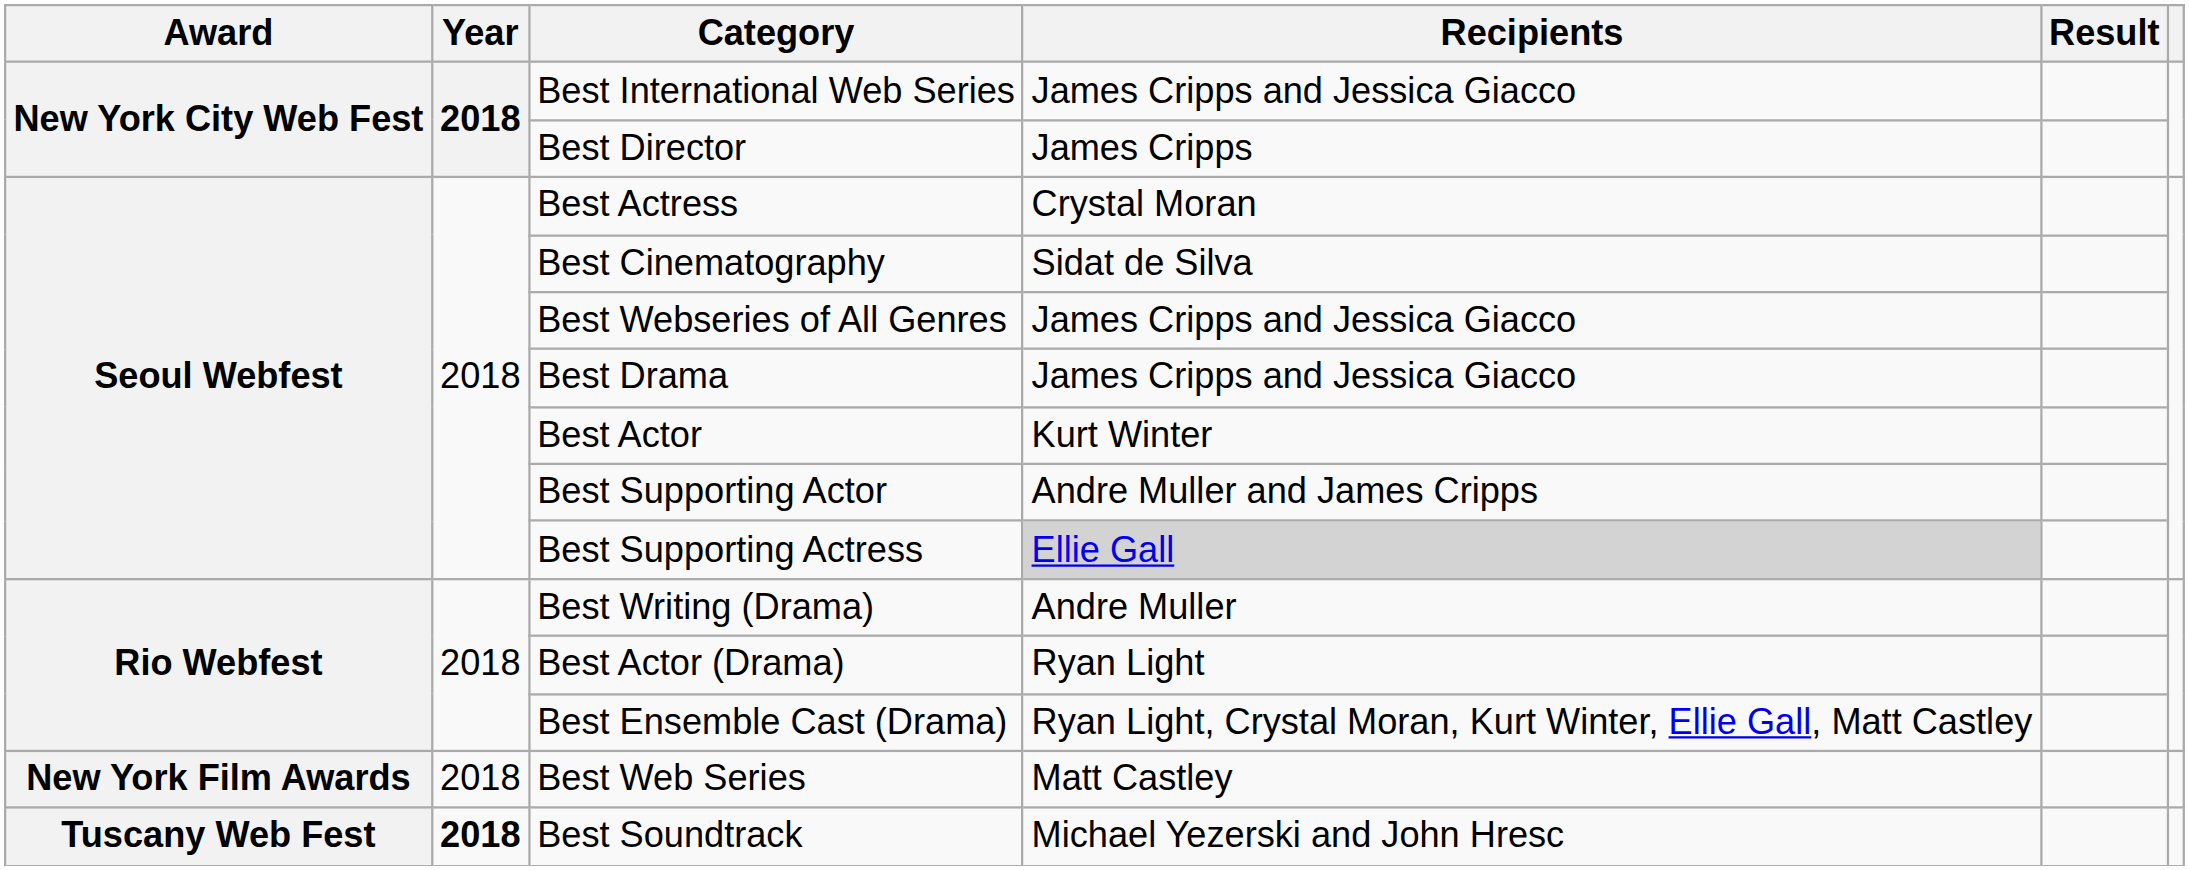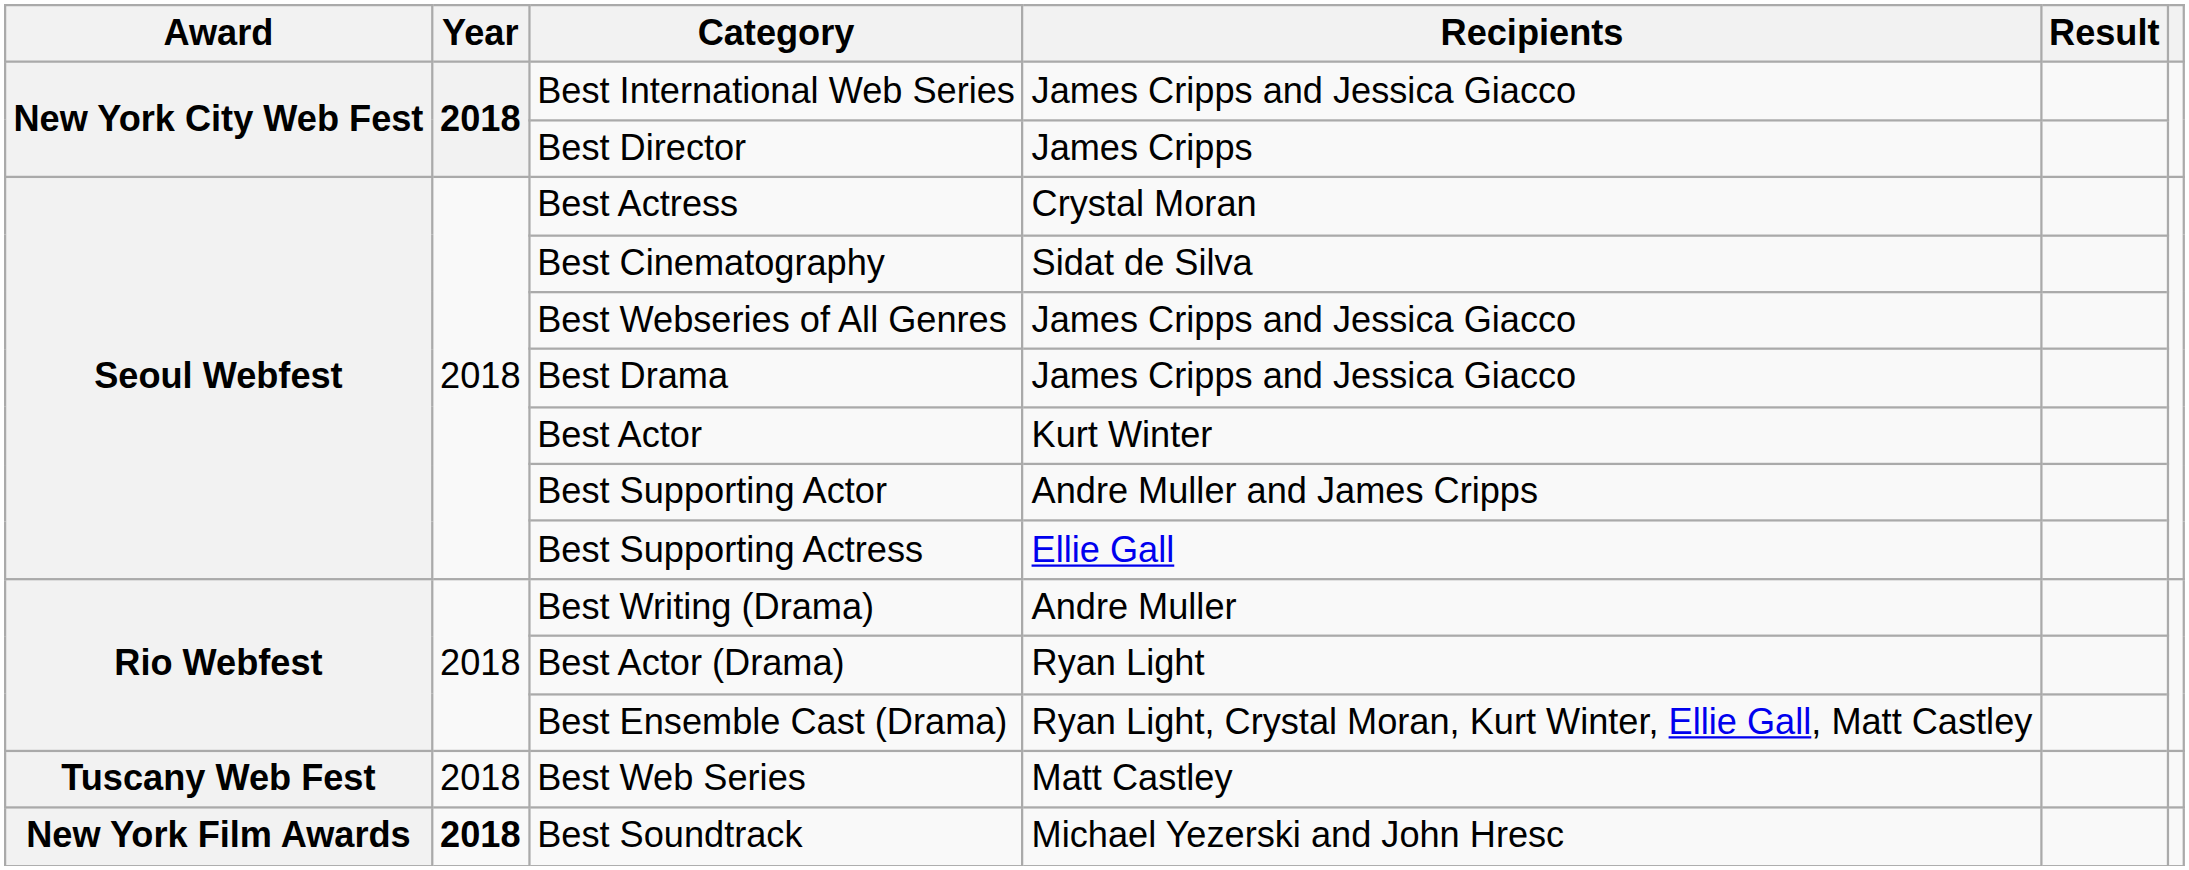(1103, 549) lightgrey background -> (1103, 549) no background
(218, 778) New York Film Awards -> (218, 778) Tuscany Web Fest
(218, 836) Tuscany Web Fest -> (218, 836) New York Film Awards
